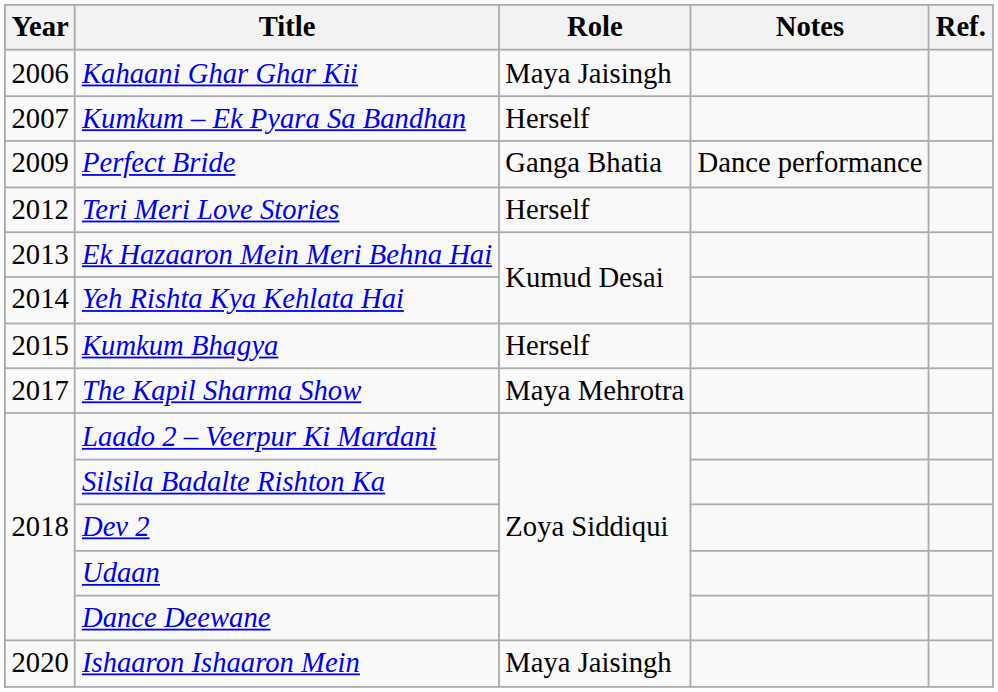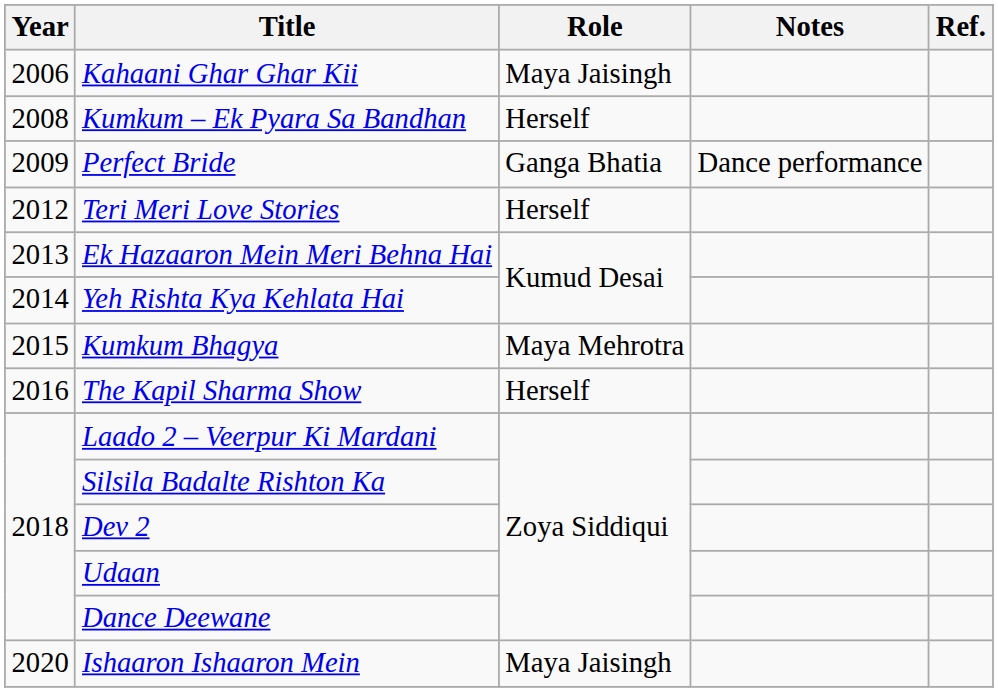(40, 118) 2007 -> (40, 118) 2008
(547, 345) Herself -> (595, 345) Maya Mehrotra
(40, 390) 2017 -> (40, 390) 2016
(595, 390) Maya Mehrotra -> (547, 390) Herself
